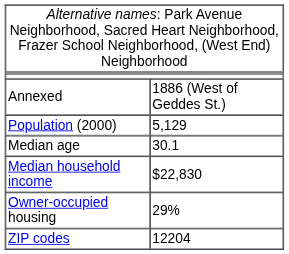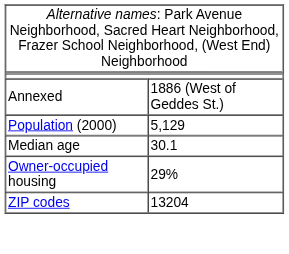- row: (64, 174)
(171, 238) 12204 -> (170, 202) 13204
